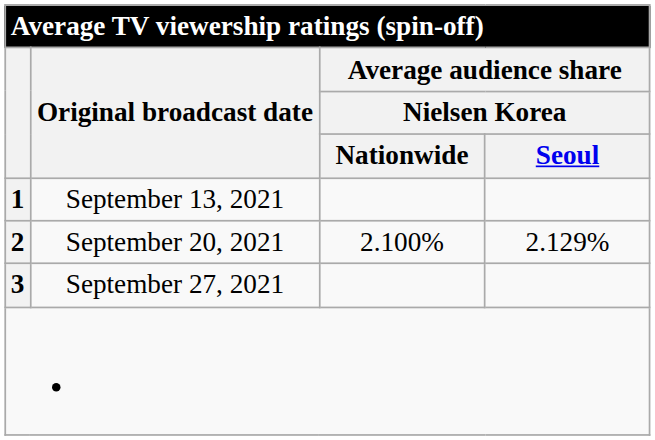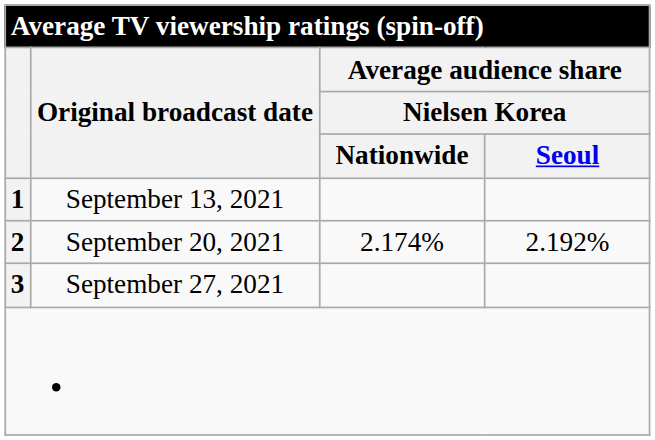(402, 241) 2.100% -> (402, 241) 2.174%
(568, 241) 2.129% -> (568, 241) 2.192%
